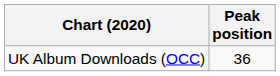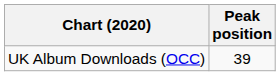(242, 58) 36 -> (242, 58) 39
